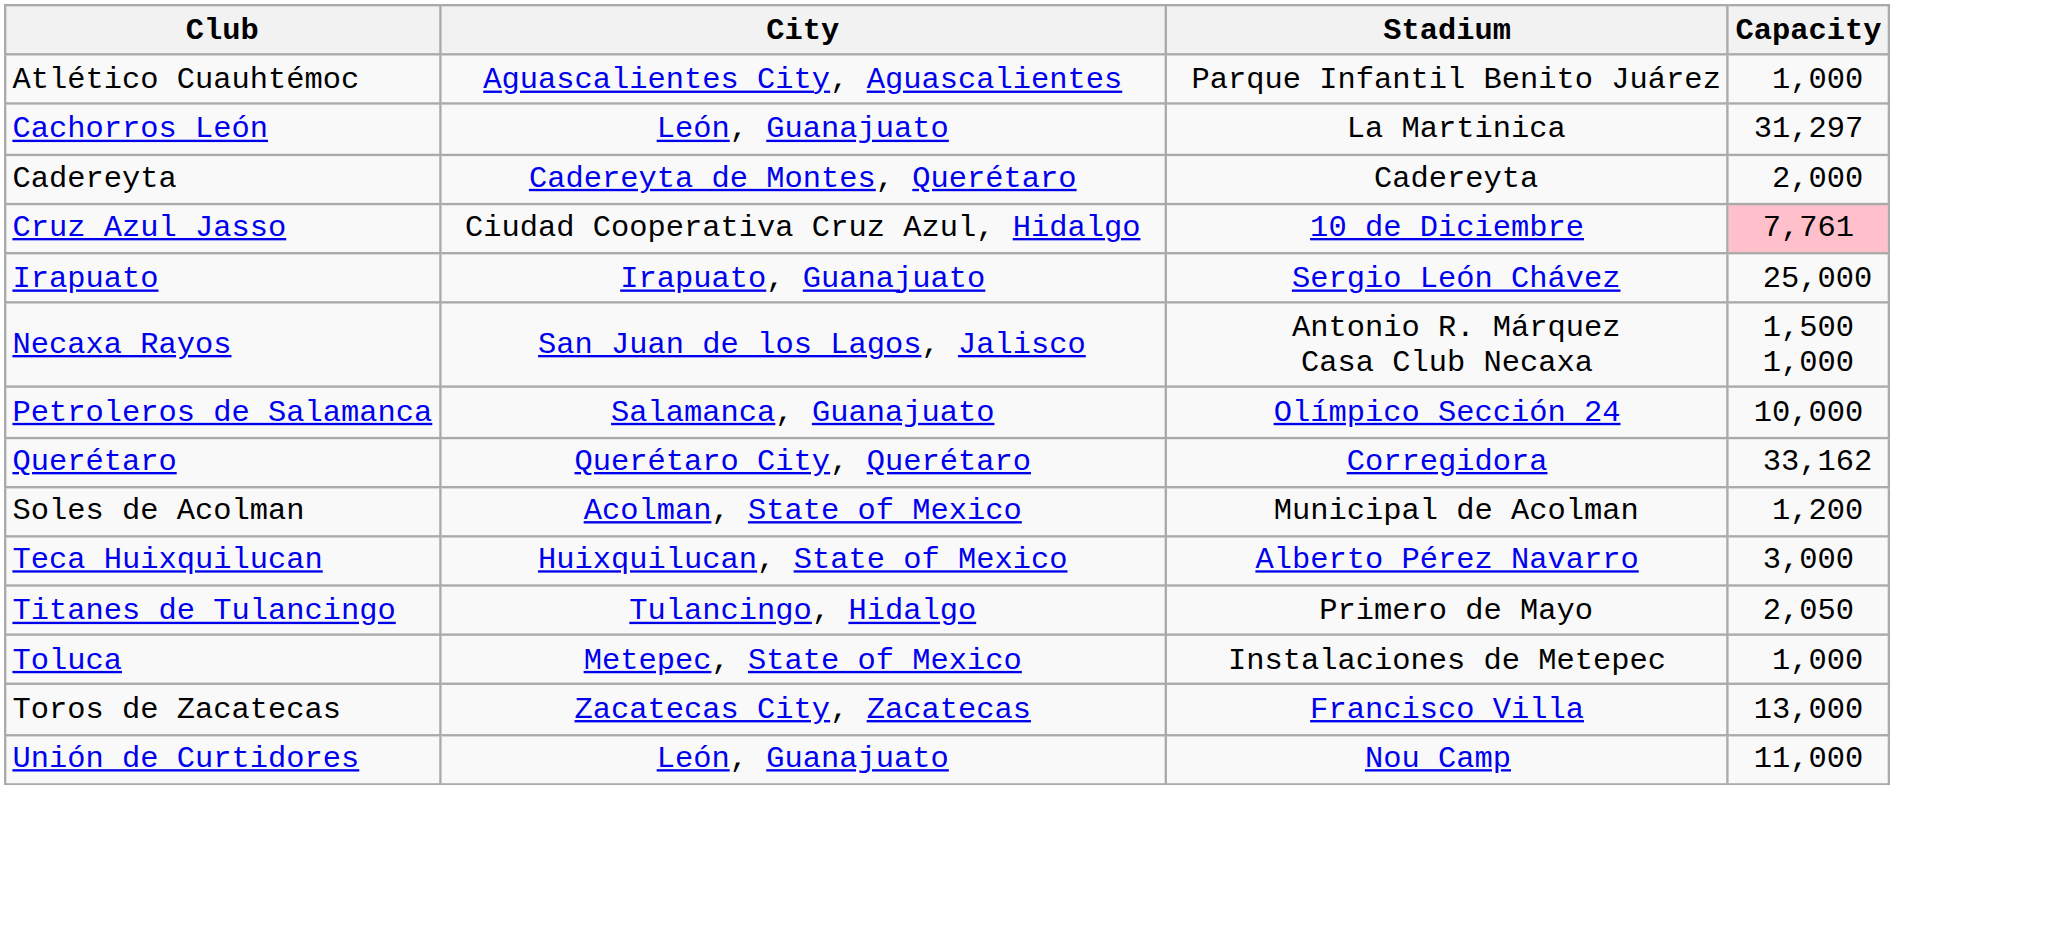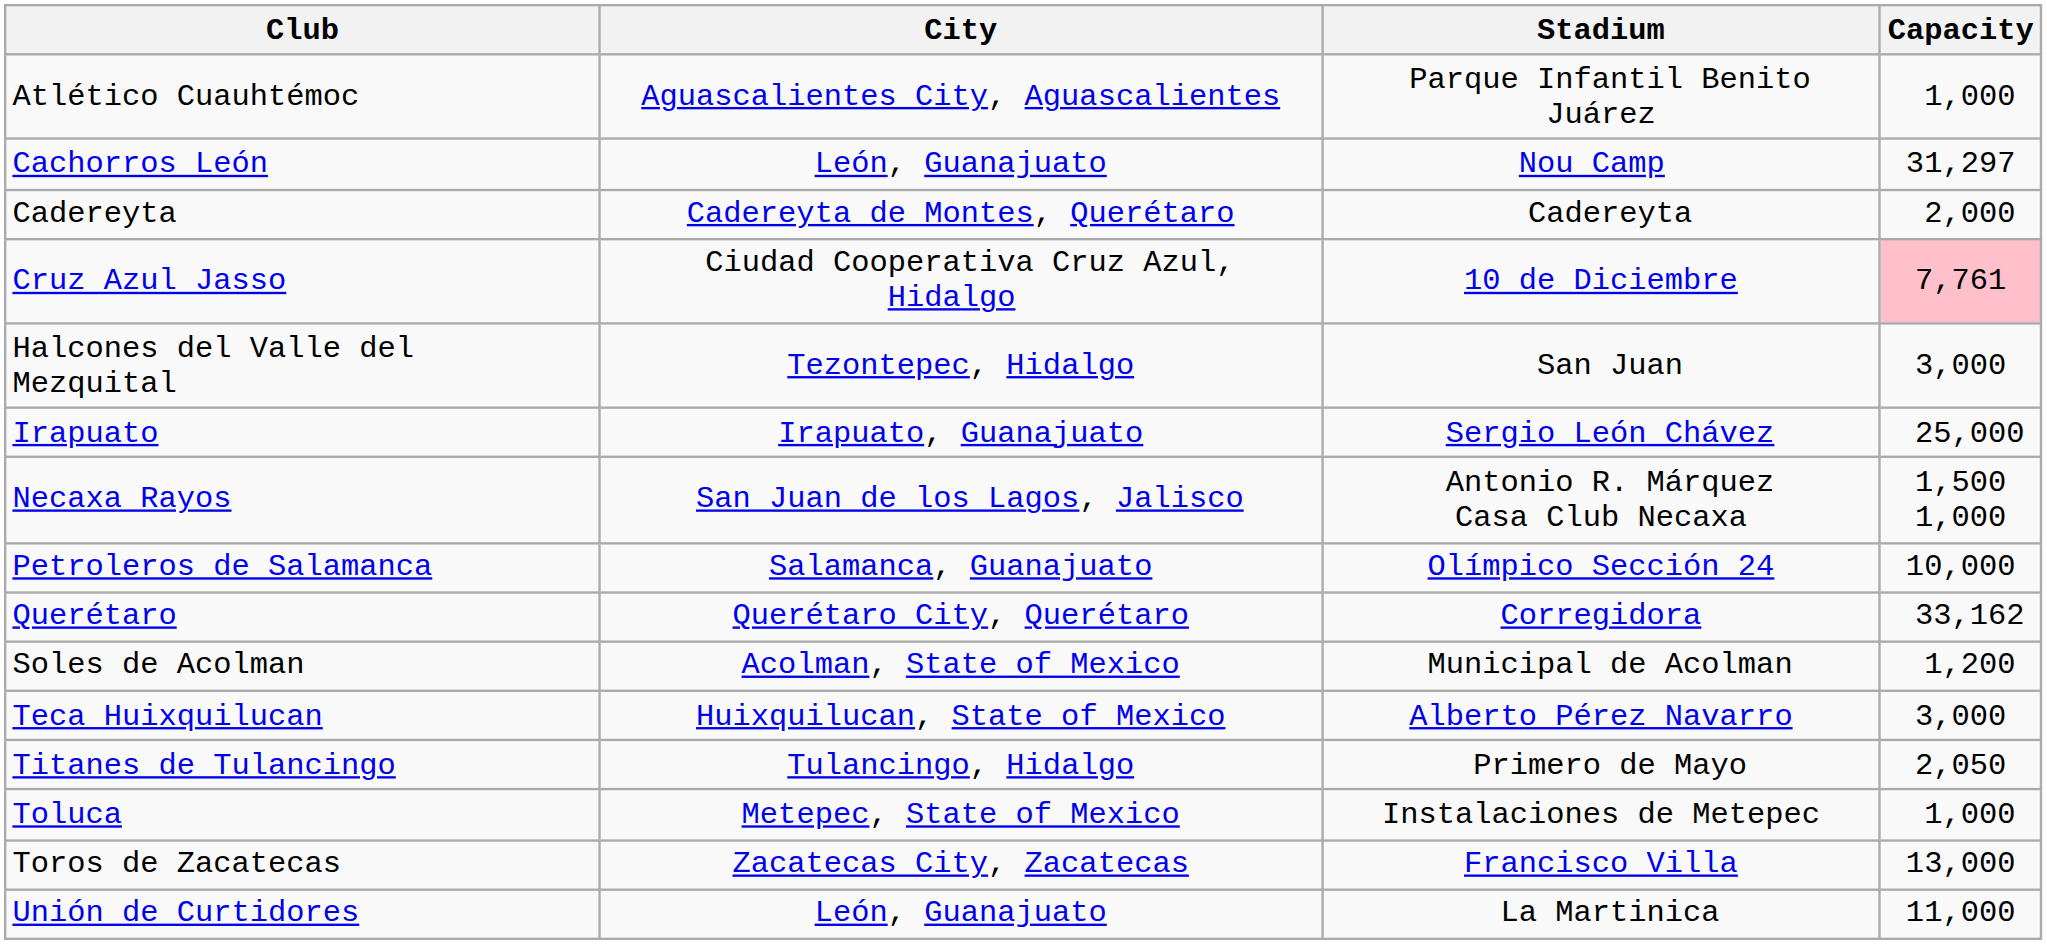(1447, 129) La Martinica -> (1601, 164) Nou Camp
+ row: (213, 366)
(1447, 759) Nou Camp -> (1601, 914) La Martinica
